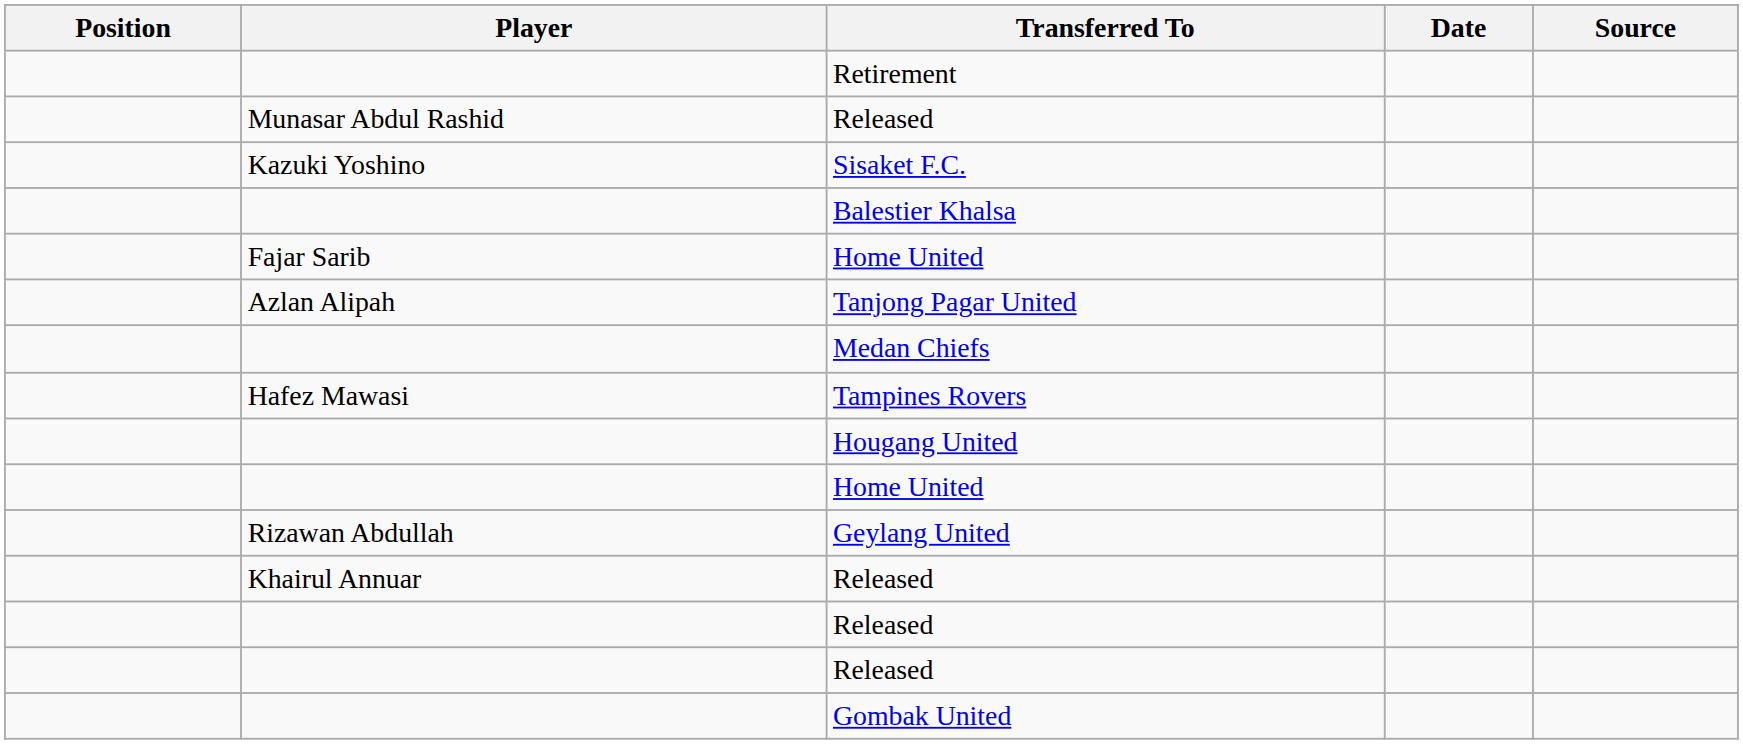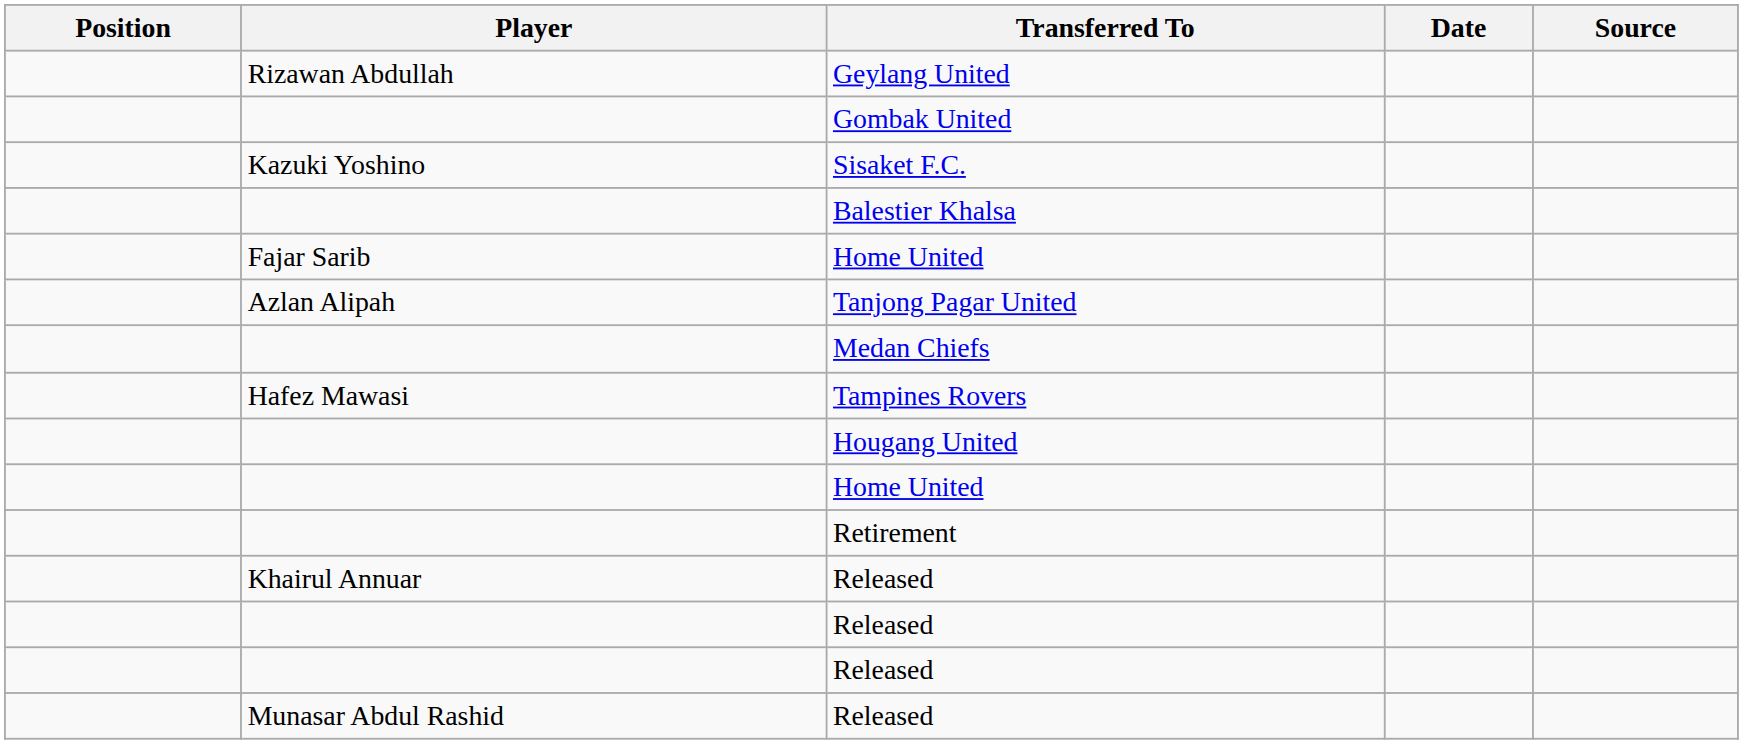rows swapped: (351, 532) <-> (534, 74)
rows swapped: (534, 716) <-> (376, 119)
